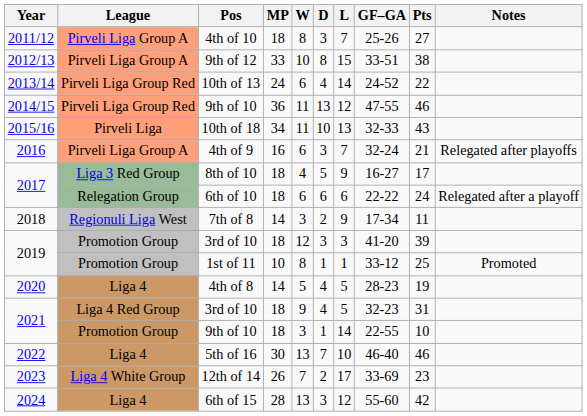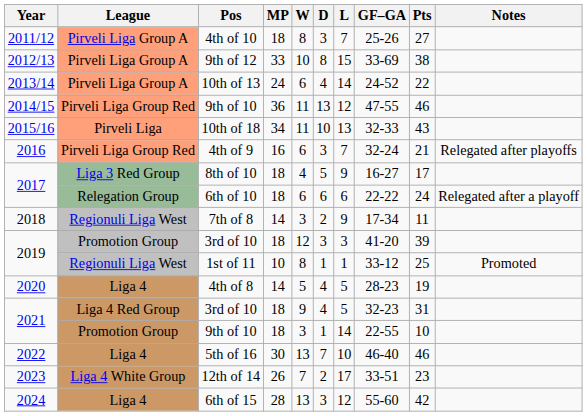(382, 60) 33-51 -> (382, 60) 33-69
(128, 83) Pirveli Liga Group Red -> (128, 83) Pirveli Liga Group A
(128, 151) Pirveli Liga Group A -> (128, 151) Pirveli Liga Group Red
(128, 264) Promotion Group -> (128, 264) Regionuli Liga West
(382, 377) 33-69 -> (382, 377) 33-51
